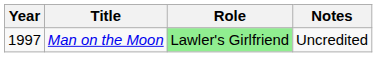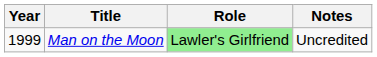(24, 39) 1997 -> (24, 39) 1999
